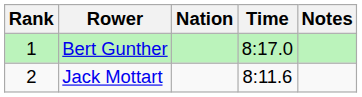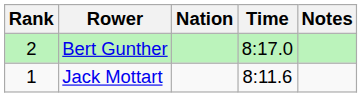(31, 48) 1 -> (31, 48) 2
(31, 77) 2 -> (31, 77) 1
